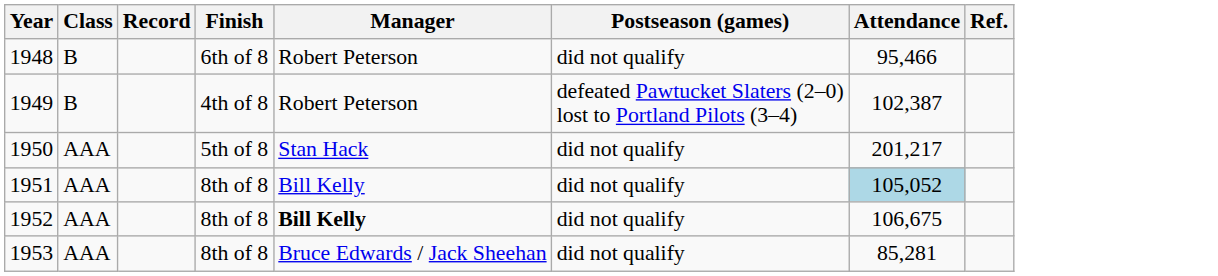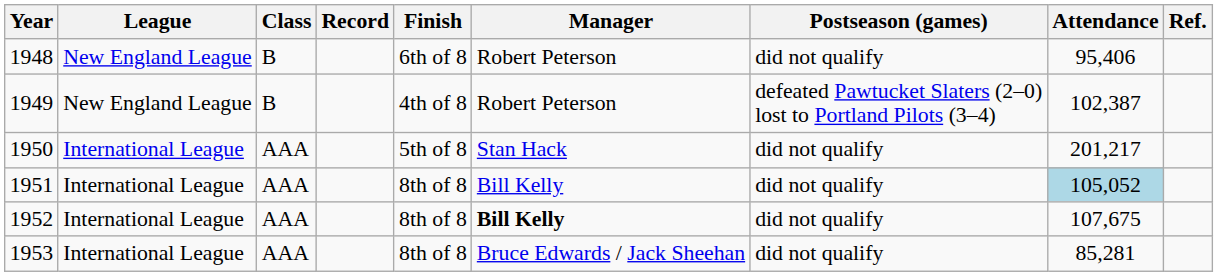+ column: (157, 21)
(907, 56) 95,466 -> (1105, 56) 95,406
(907, 218) 106,675 -> (1105, 218) 107,675
